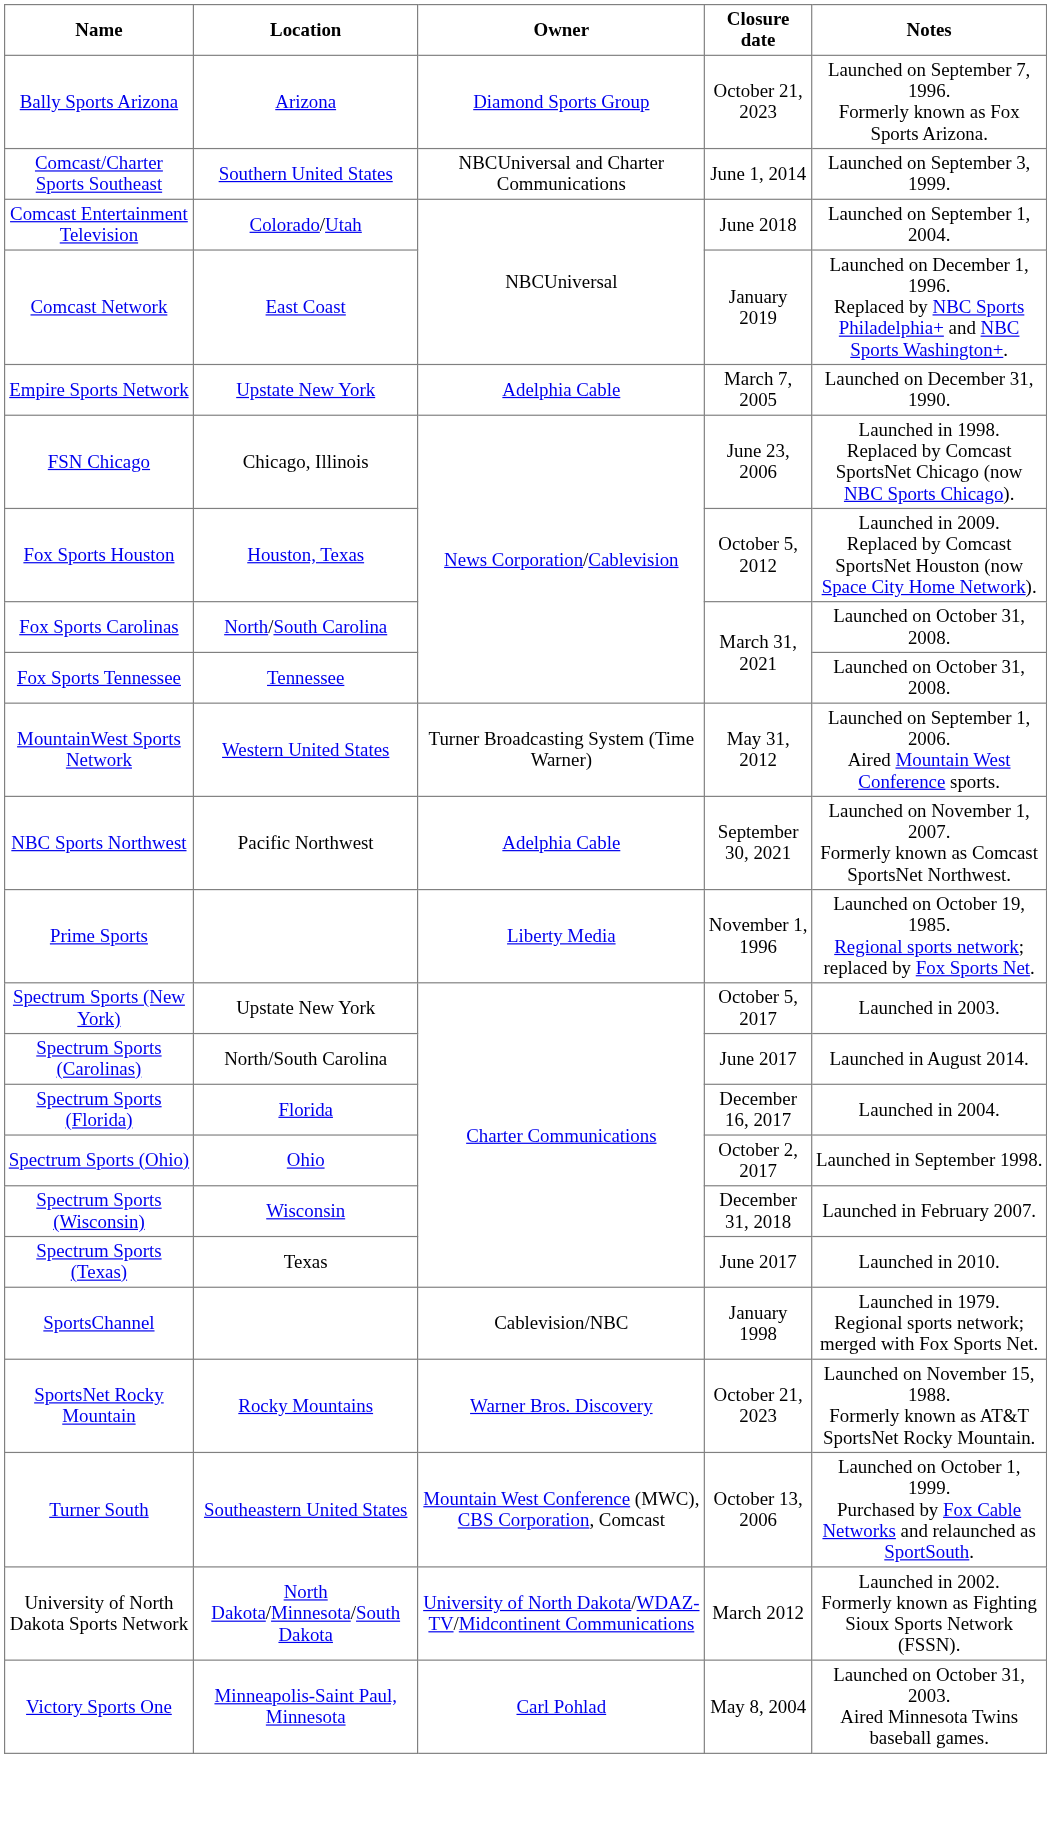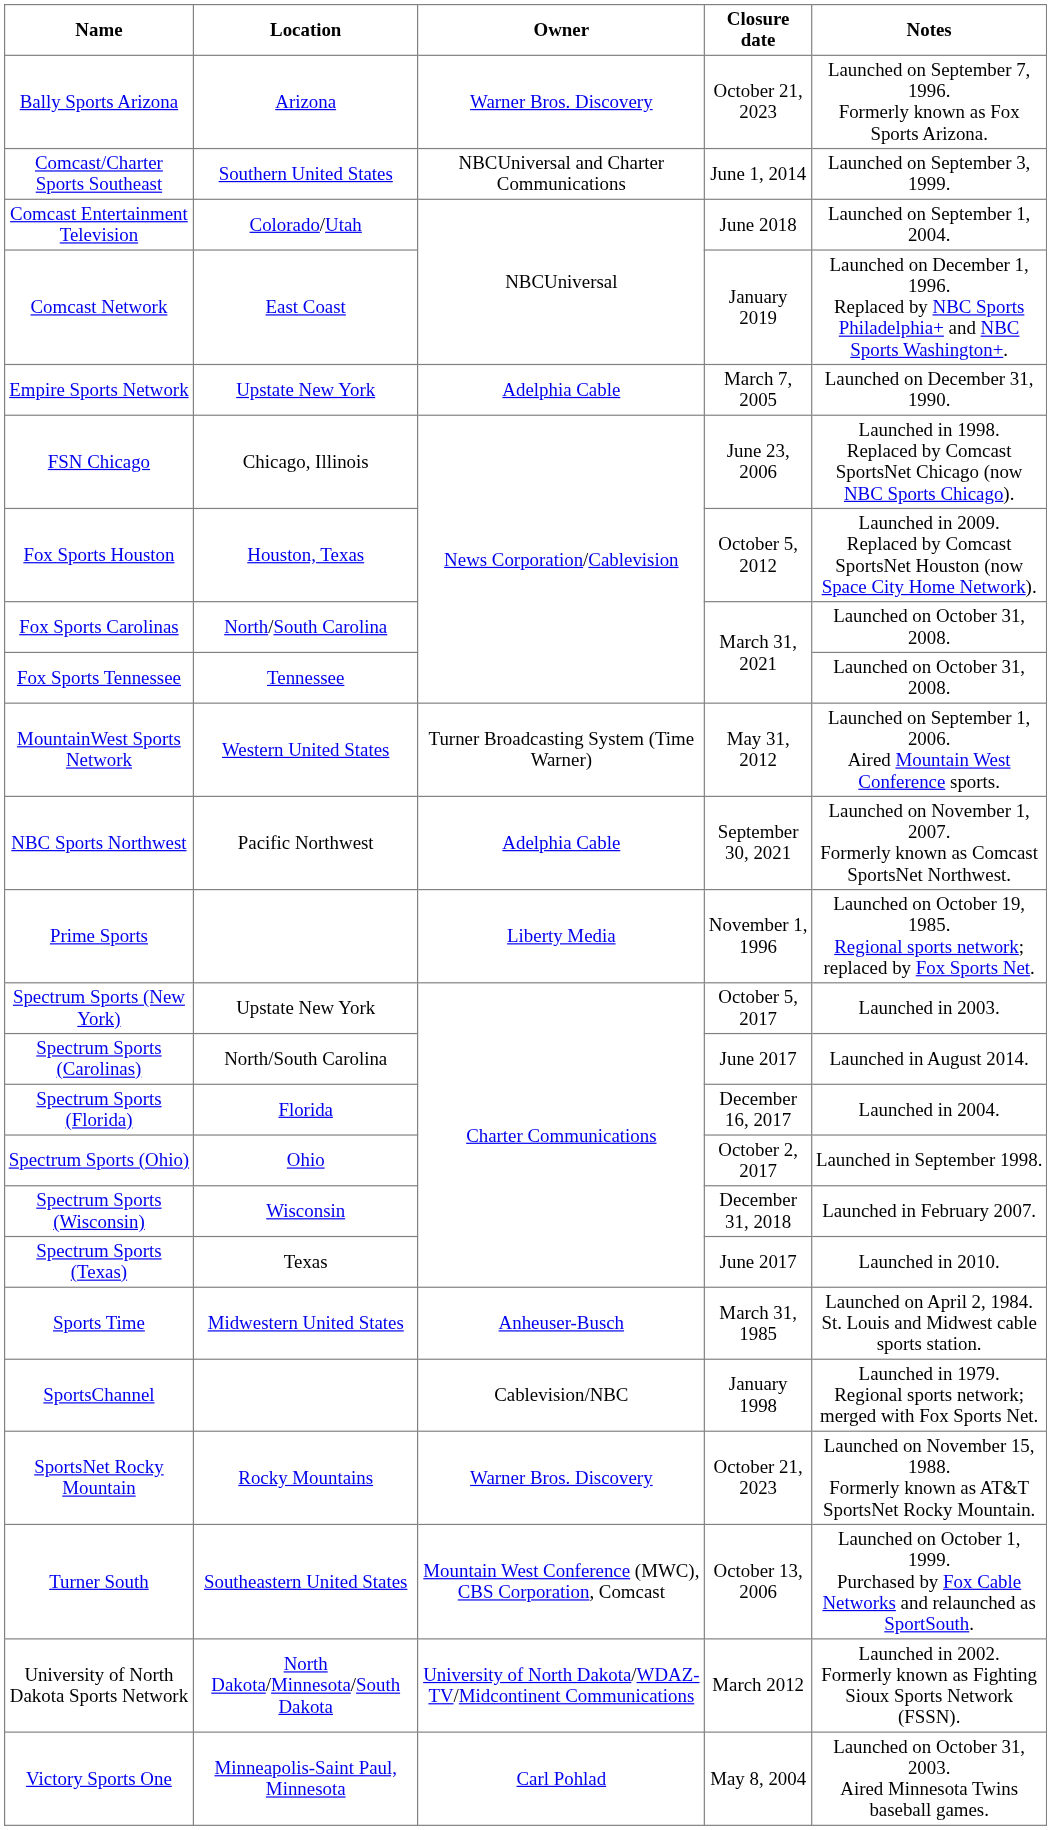(561, 101) Diamond Sports Group -> (561, 101) Warner Bros. Discovery
+ row: (99, 1323)
